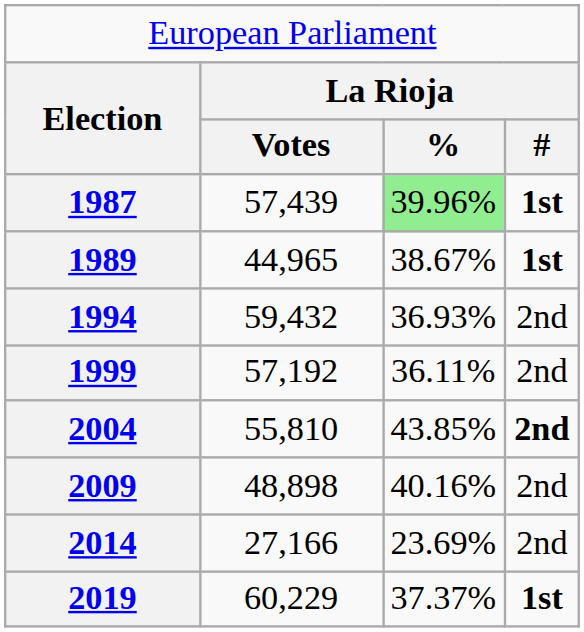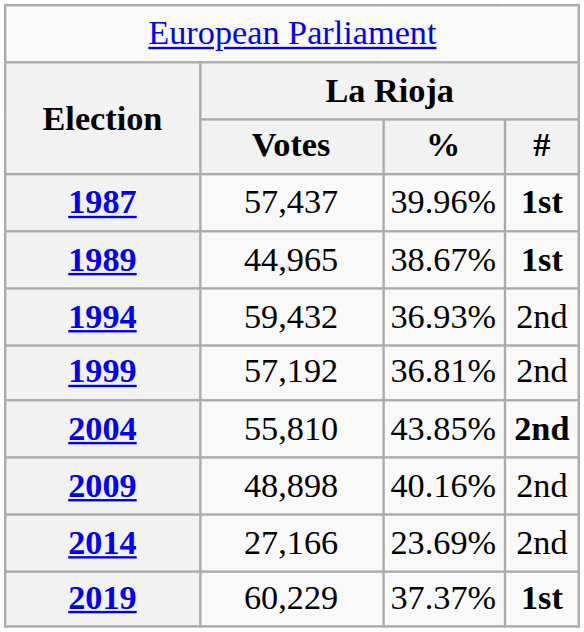(291, 202) 57,439 -> (291, 202) 57,437
(443, 202) lightgreen background -> (443, 202) no background
(443, 372) 36.11% -> (443, 372) 36.81%
